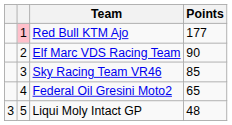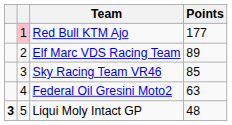(193, 52) 90 -> (193, 52) 89
(193, 91) 65 -> (193, 91) 63
(11, 110) normal -> (11, 110) bold
